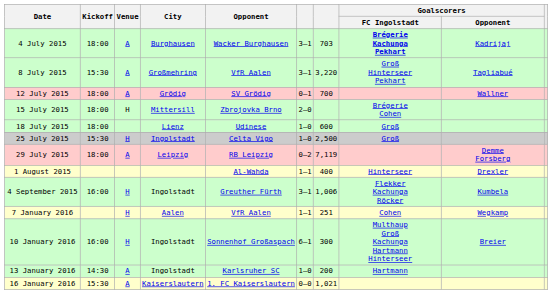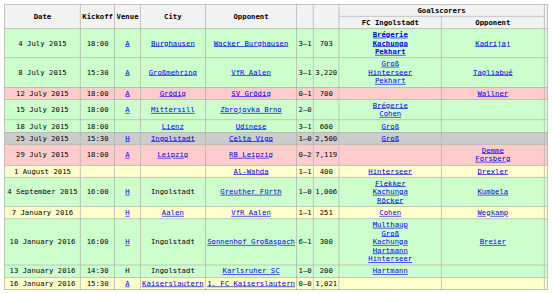(128, 110) H -> (128, 110) A
(305, 126) 1–0 -> (305, 126) 3–1
(305, 192) 3–1 -> (305, 192) 1–0
(128, 271) A -> (128, 271) H
